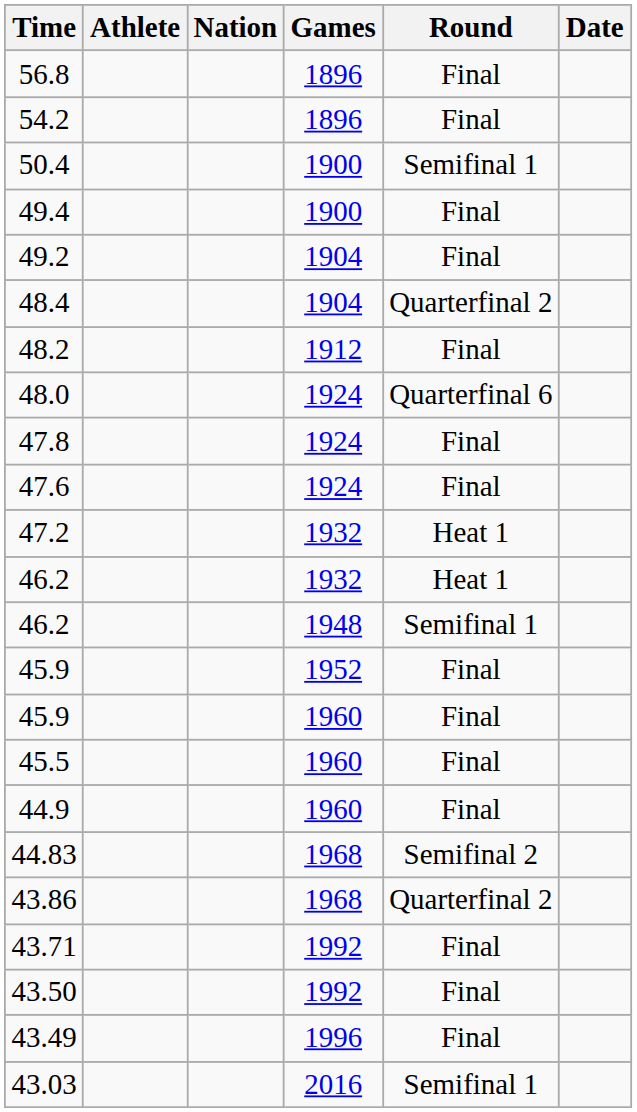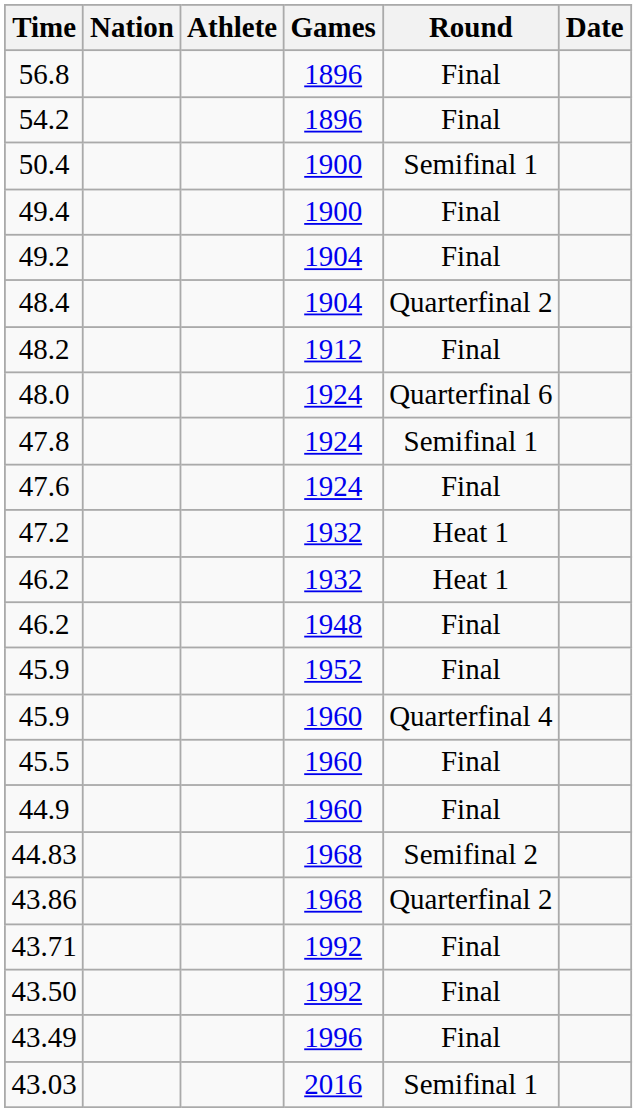columns swapped: (135, 27) <-> (235, 27)
(471, 440) Final -> (471, 440) Semifinal 1
(471, 624) Semifinal 1 -> (471, 624) Final
(471, 716) Final -> (471, 716) Quarterfinal 4
